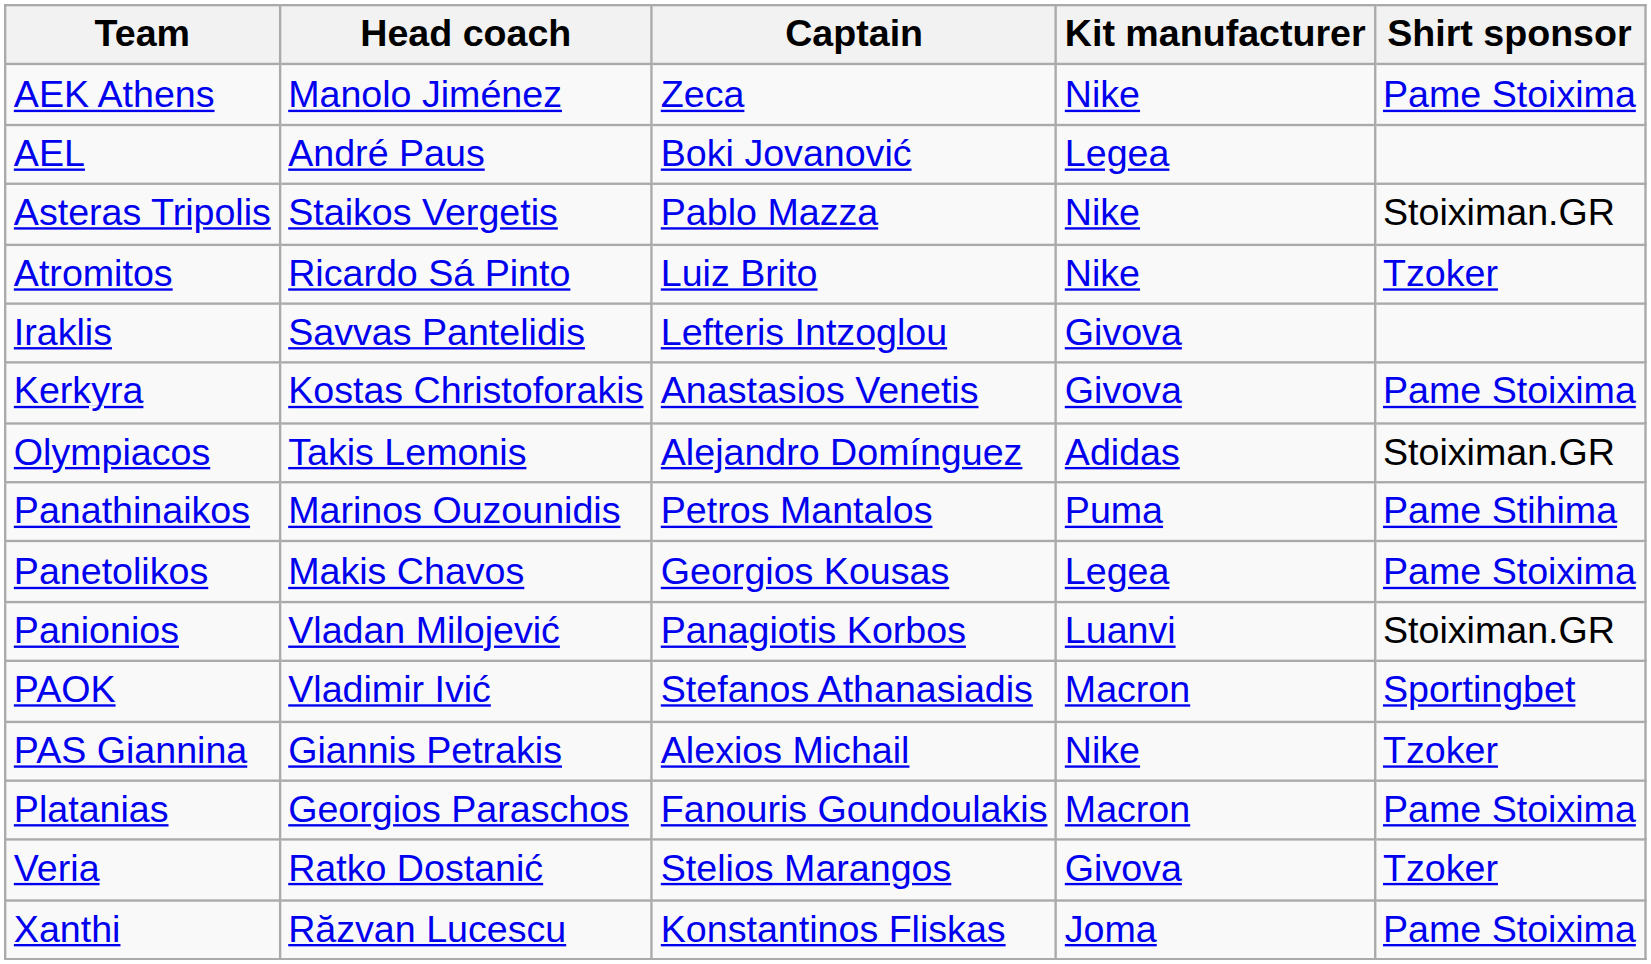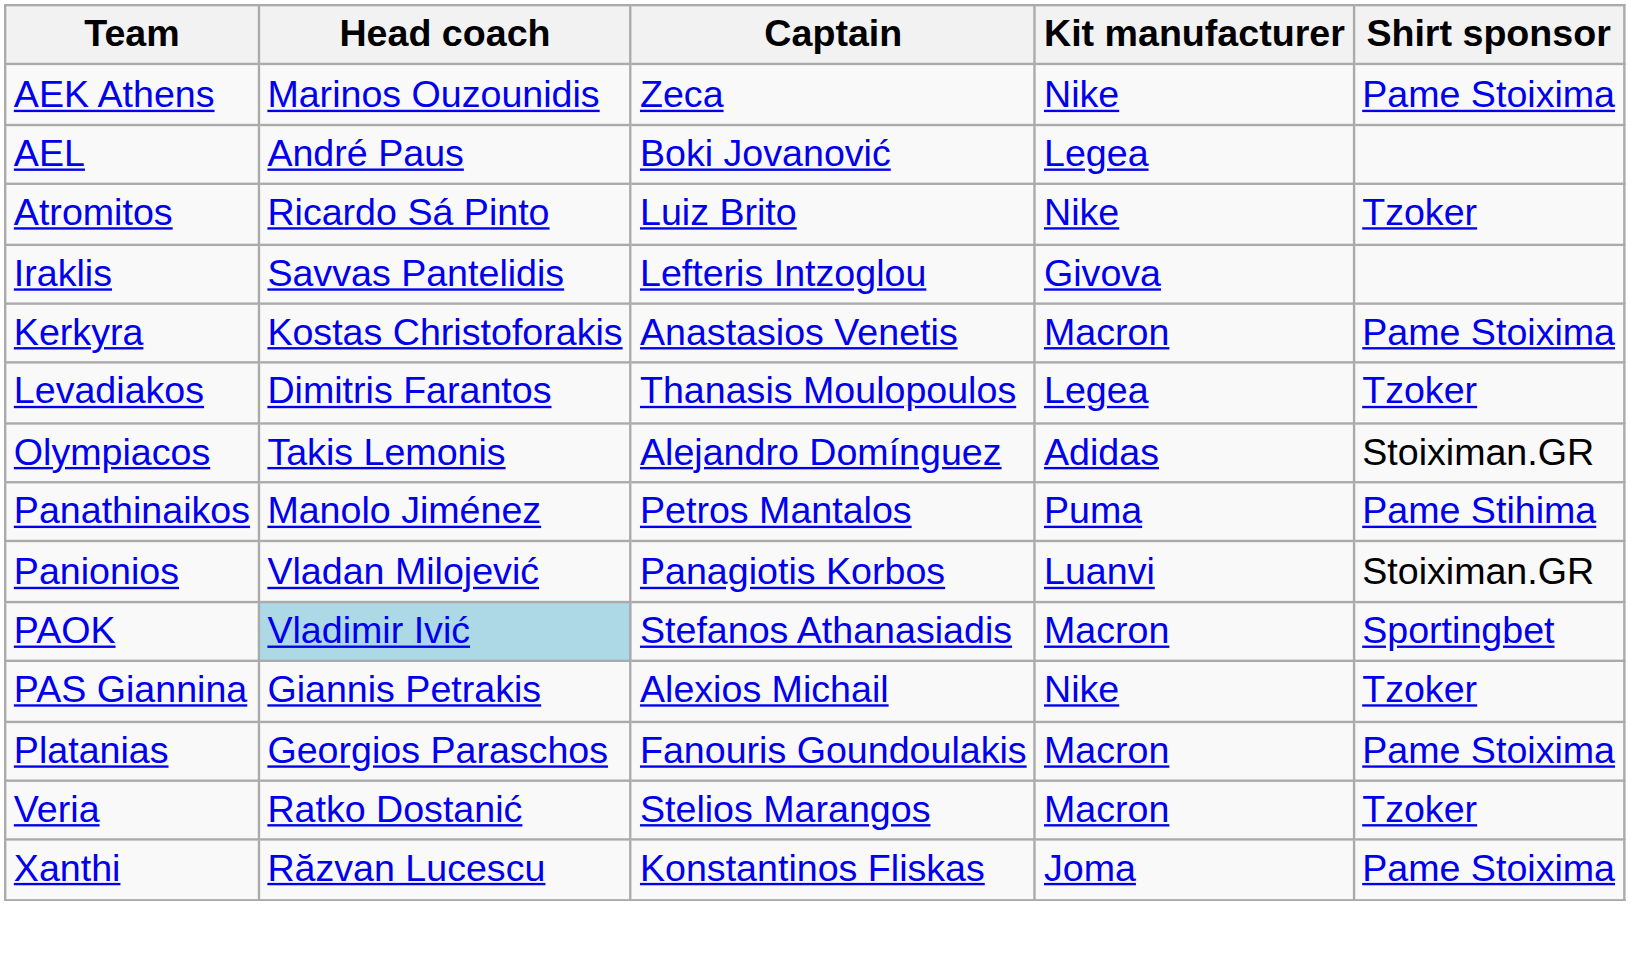(425, 93) Manolo Jiménez -> (434, 93) Marinos Ouzounidis
- row: (142, 213)
(1123, 392) Givova -> (1107, 332) Macron
+ row: (109, 392)
(454, 511) Marinos Ouzounidis -> (404, 511) Manolo Jiménez
- row: (111, 570)
(390, 690) no background -> (369, 630) lightblue background
(1123, 869) Givova -> (1107, 809) Macron
